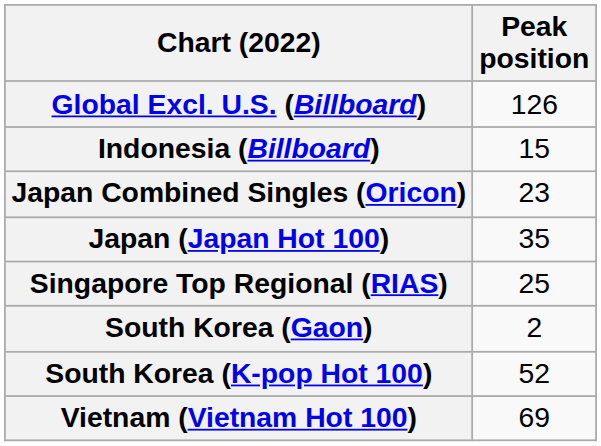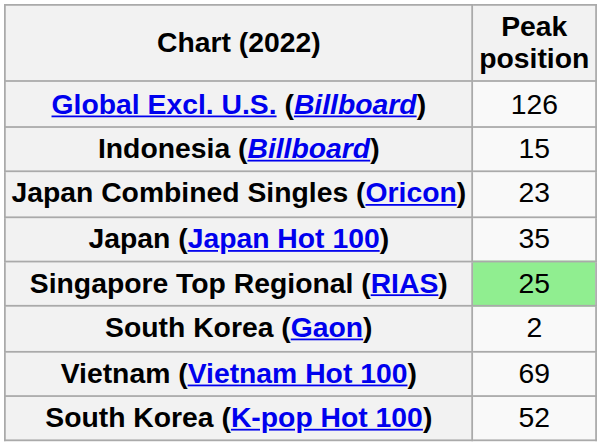(534, 283) no background -> (534, 283) lightgreen background
rows swapped: (239, 373) <-> (239, 418)
